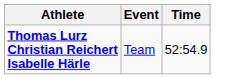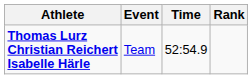+ column: (229, 15)
